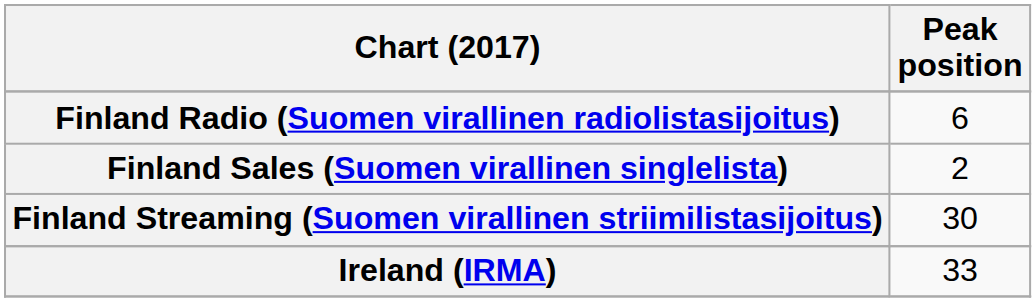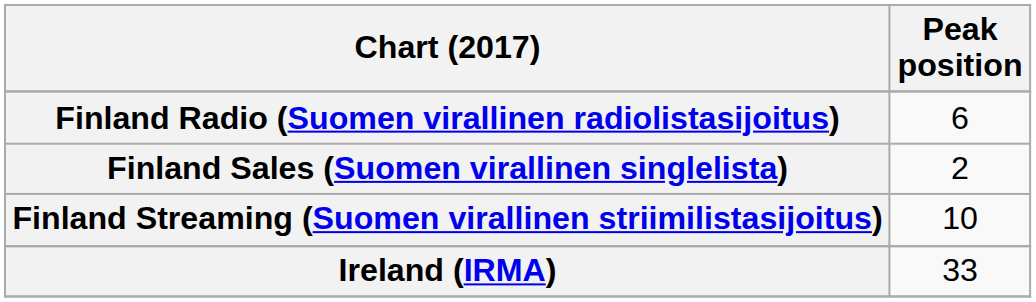(960, 219) 30 -> (960, 219) 10
